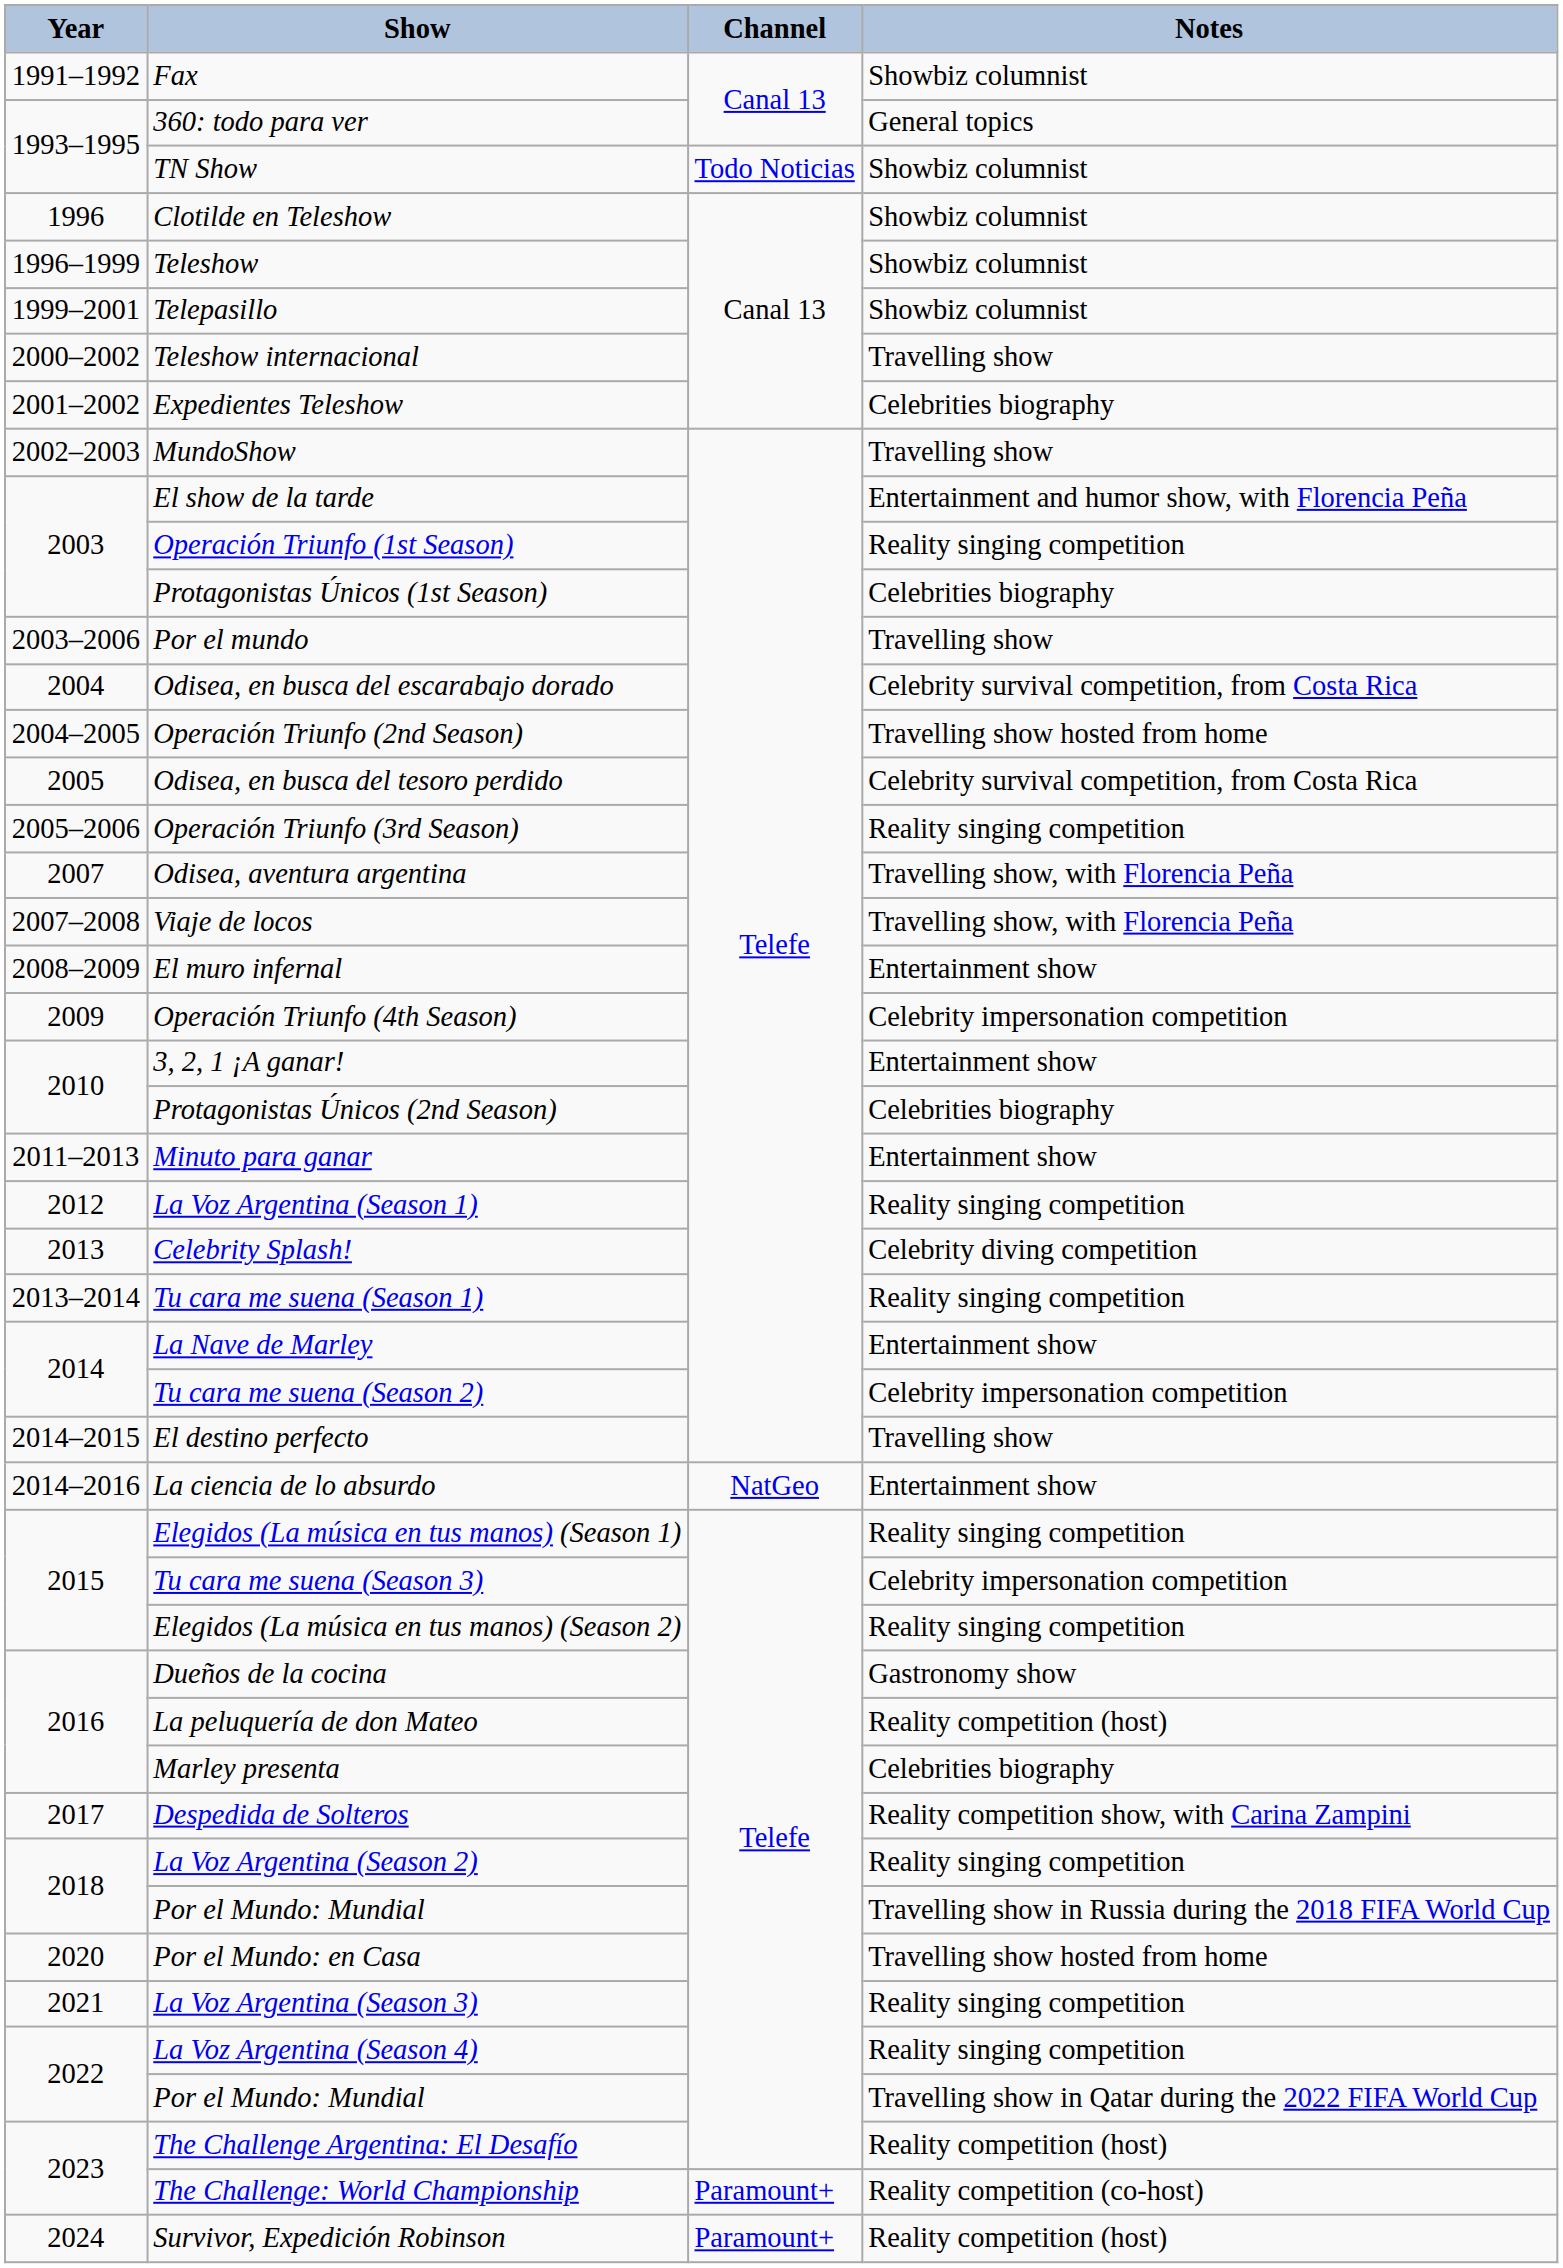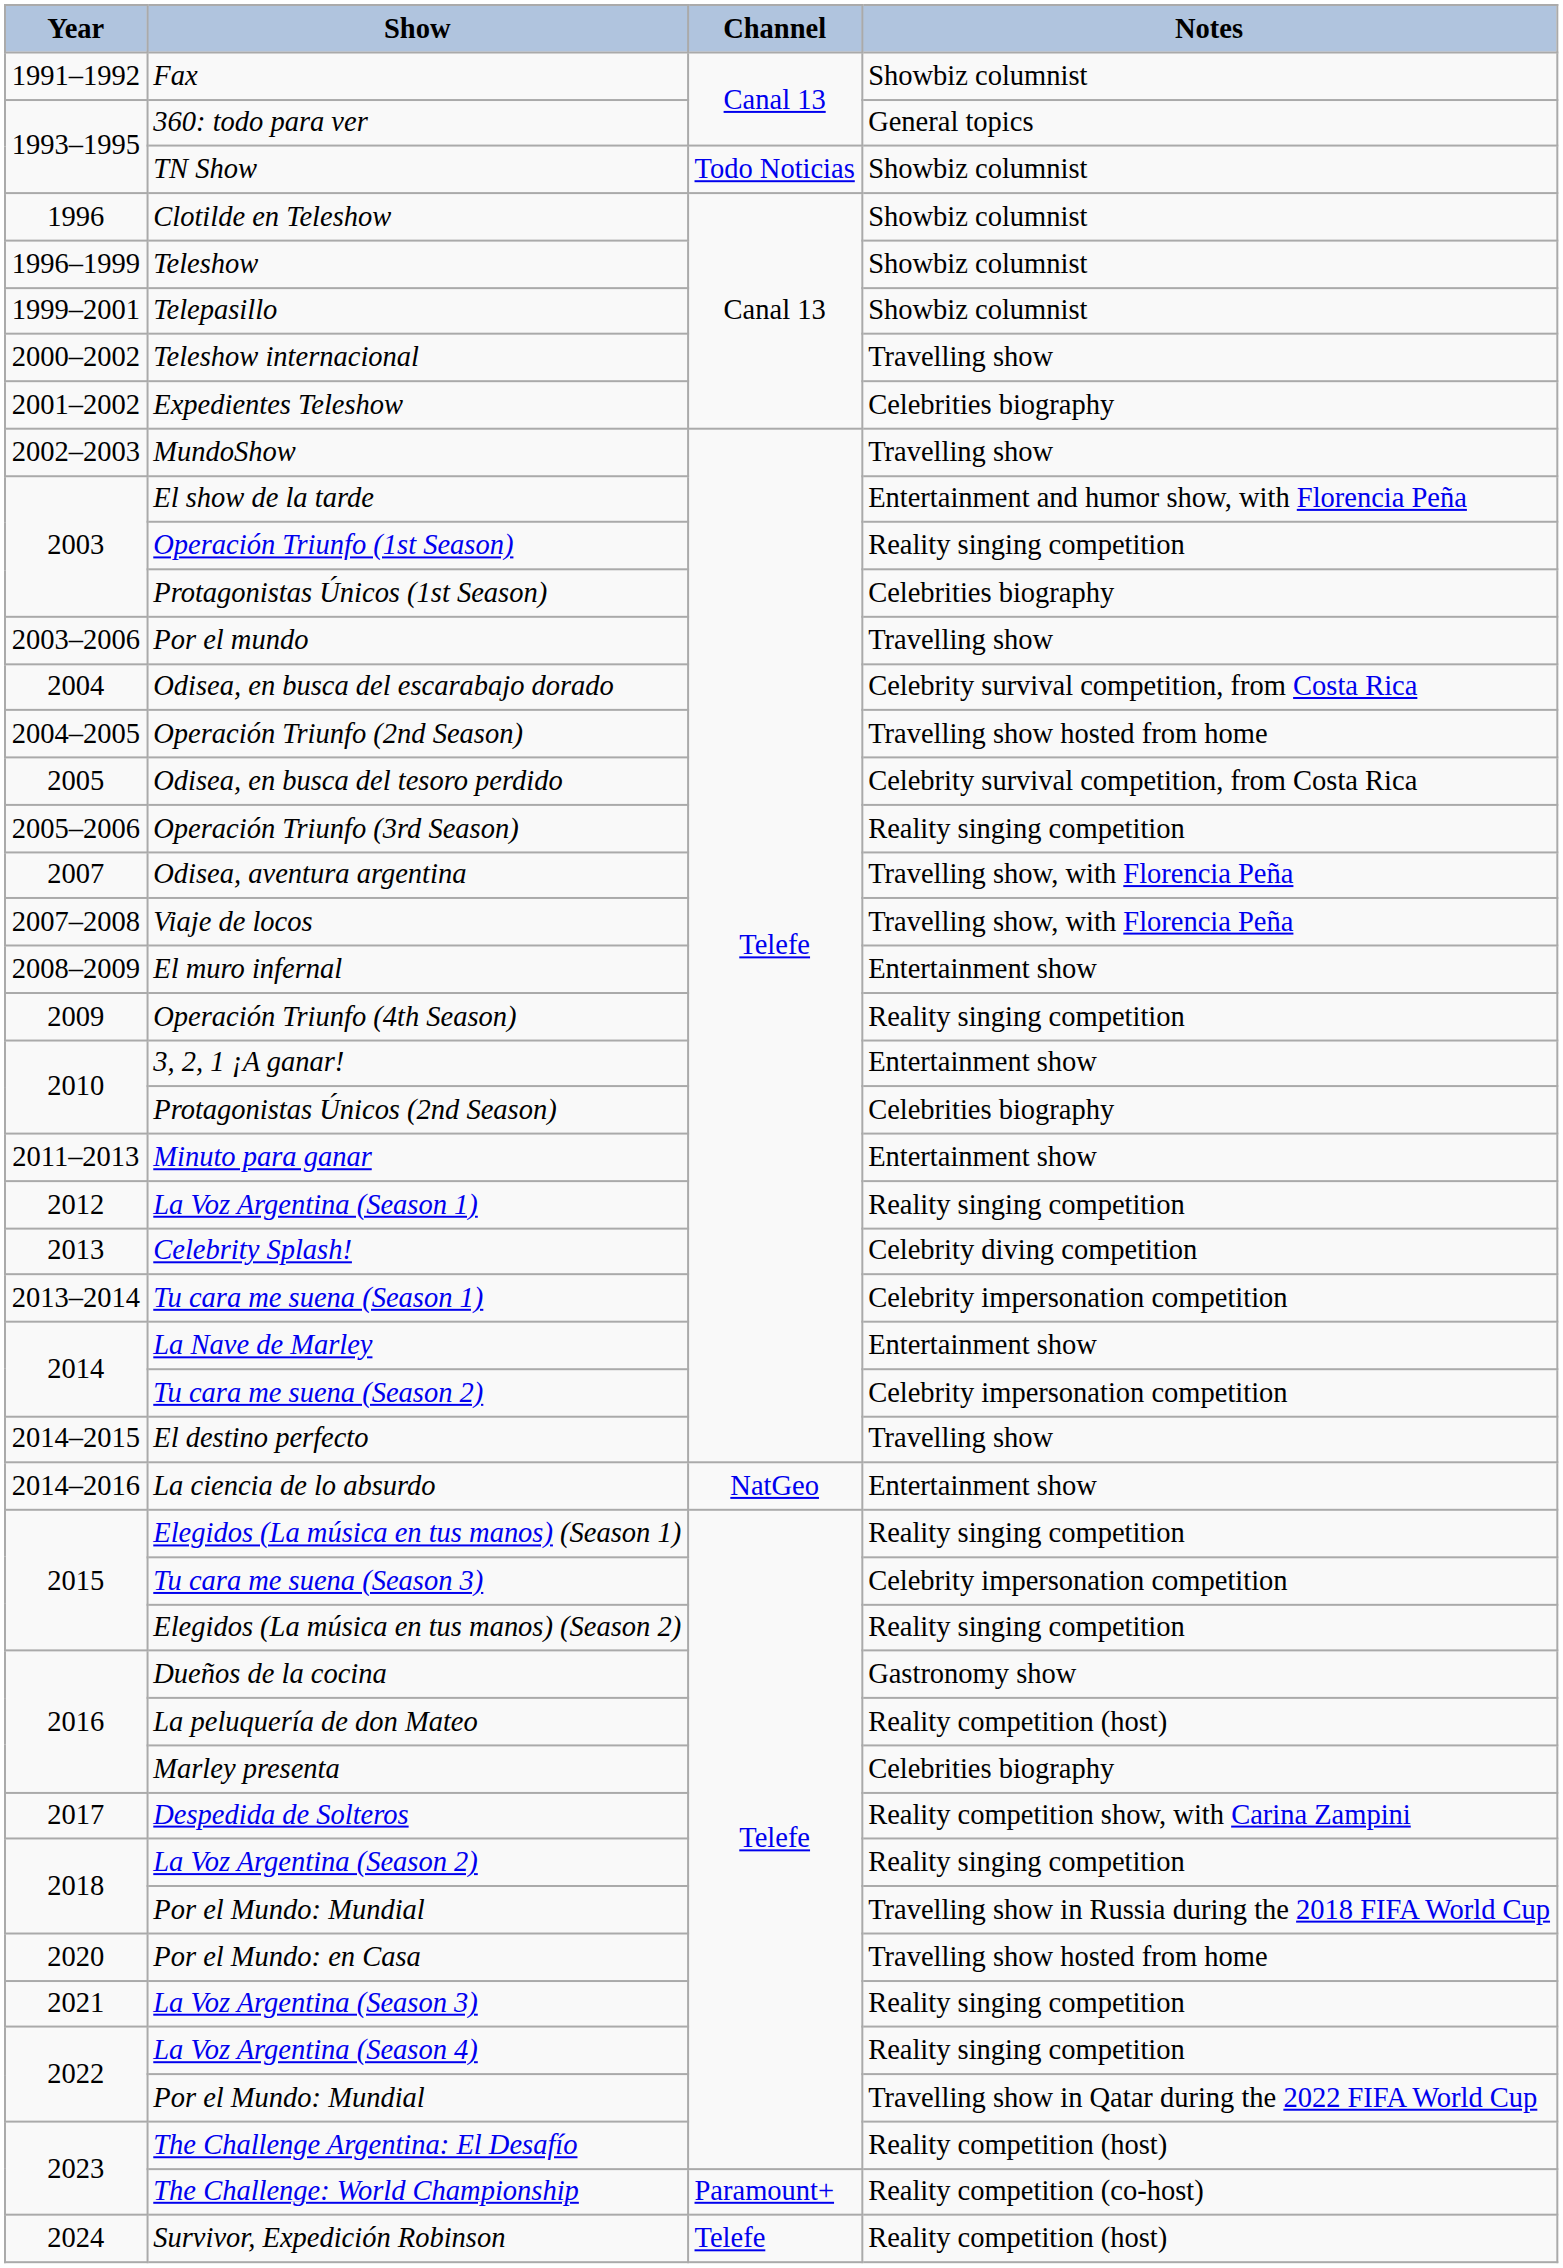(1078, 1015) Celebrity impersonation competition -> (1026, 1015) Reality singing competition
(1026, 1298) Reality singing competition -> (1078, 1298) Celebrity impersonation competition
(764, 2238) Paramount+ -> (730, 2238) Telefe
